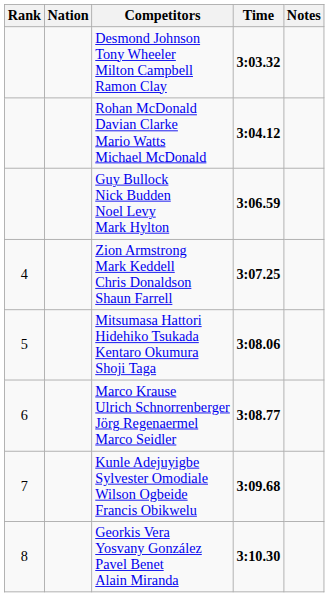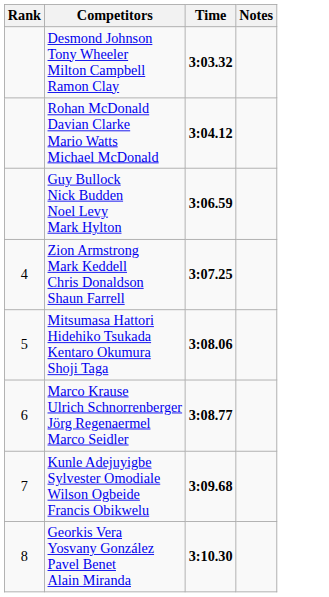- column: (68, 15)
